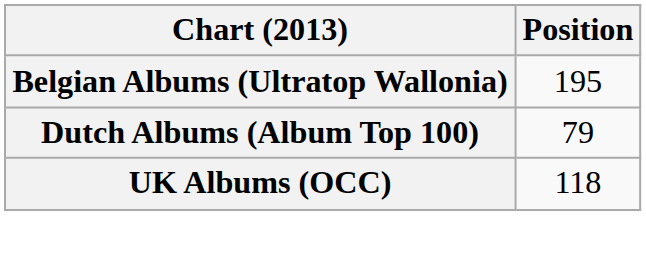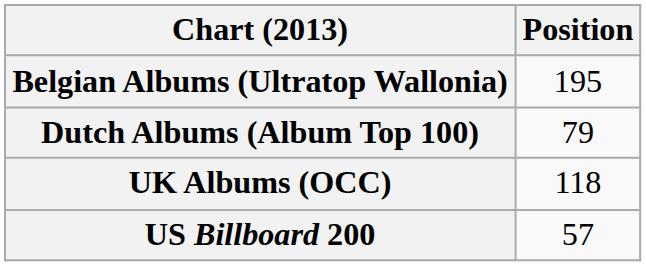+ row: (260, 234)
